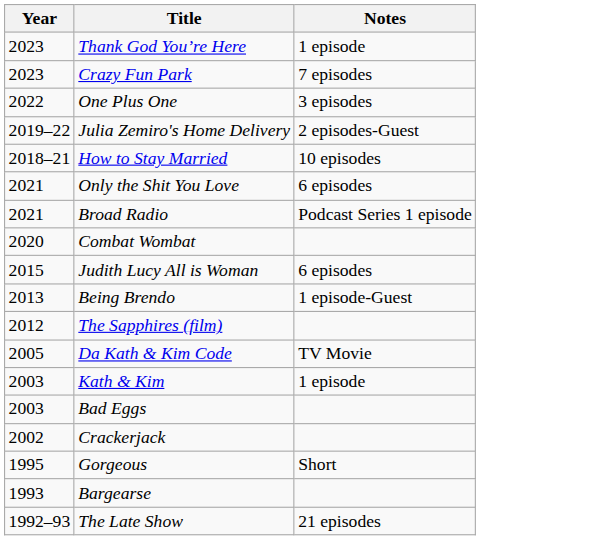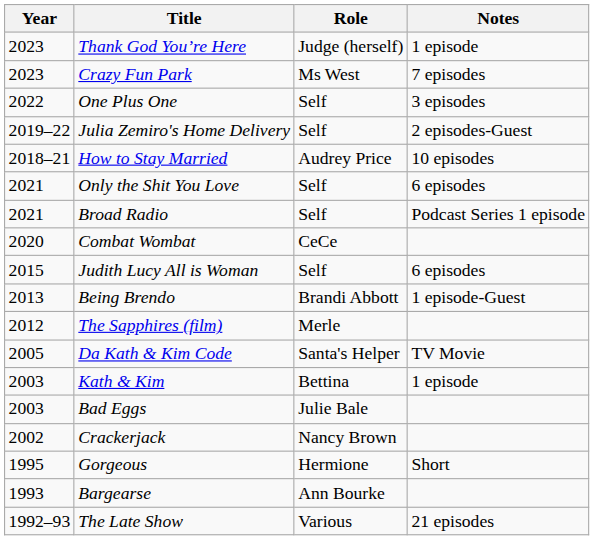+ column: (351, 18)
